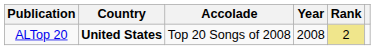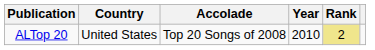(122, 34) bold -> (119, 34) normal
(311, 34) 2008 -> (306, 34) 2010
